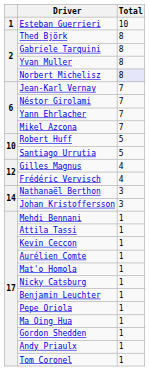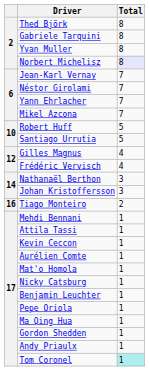- row: (60, 24)
+ row: (53, 205)
(121, 360) no background -> (121, 360) paleturquoise background
